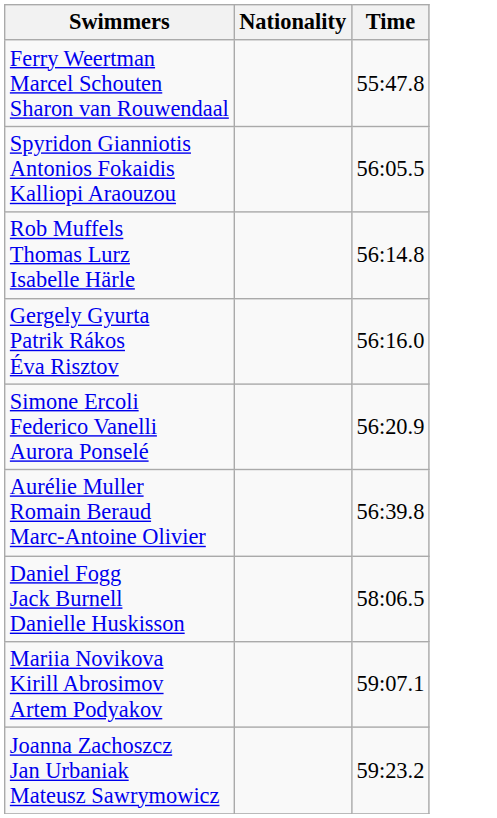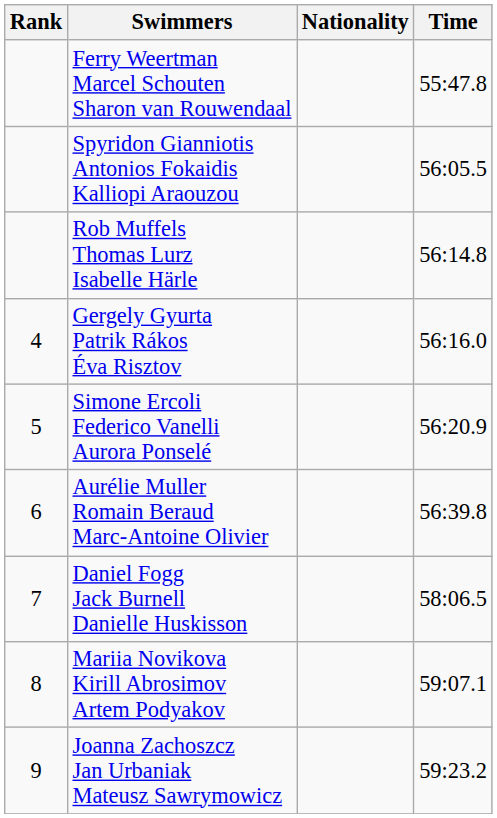+ column: (36, 22)
